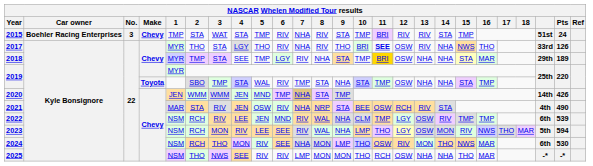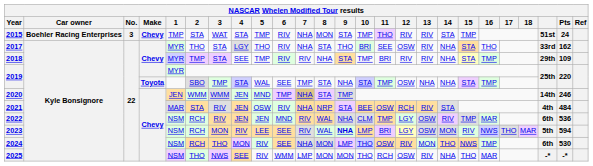(322, 34) RIV -> (325, 34) MON
(383, 34) BRI -> (385, 34) THO
(322, 47) RIV -> (325, 47) STA
(383, 47) bold -> (385, 47) normal
(466, 47) NWS -> (468, 47) STA
(563, 47) 126 -> (565, 47) 162
(283, 59) LGY -> (284, 59) RIV
(383, 59) gold background -> (385, 59) no background
(404, 59) OSW -> (406, 59) RIV
(425, 59) NHA -> (427, 59) RIV
(487, 59) MAR -> (489, 59) TMP
(563, 59) 189 -> (565, 59) 109
(283, 83) RIV -> (284, 83) SEE
(563, 95) 426 -> (565, 95) 246
(563, 107) 490 -> (565, 107) 484
(241, 119) LEE -> (241, 119) JEN
(487, 119) TMP -> (489, 119) MAR
(563, 119) 539 -> (565, 119) 536
(343, 131) normal -> (345, 131) bold
(383, 131) THO -> (385, 131) BRI
(487, 143) MAR -> (489, 143) TMP
(283, 155) RIV -> (284, 155) WMM
(425, 155) NHA -> (427, 155) RIV
